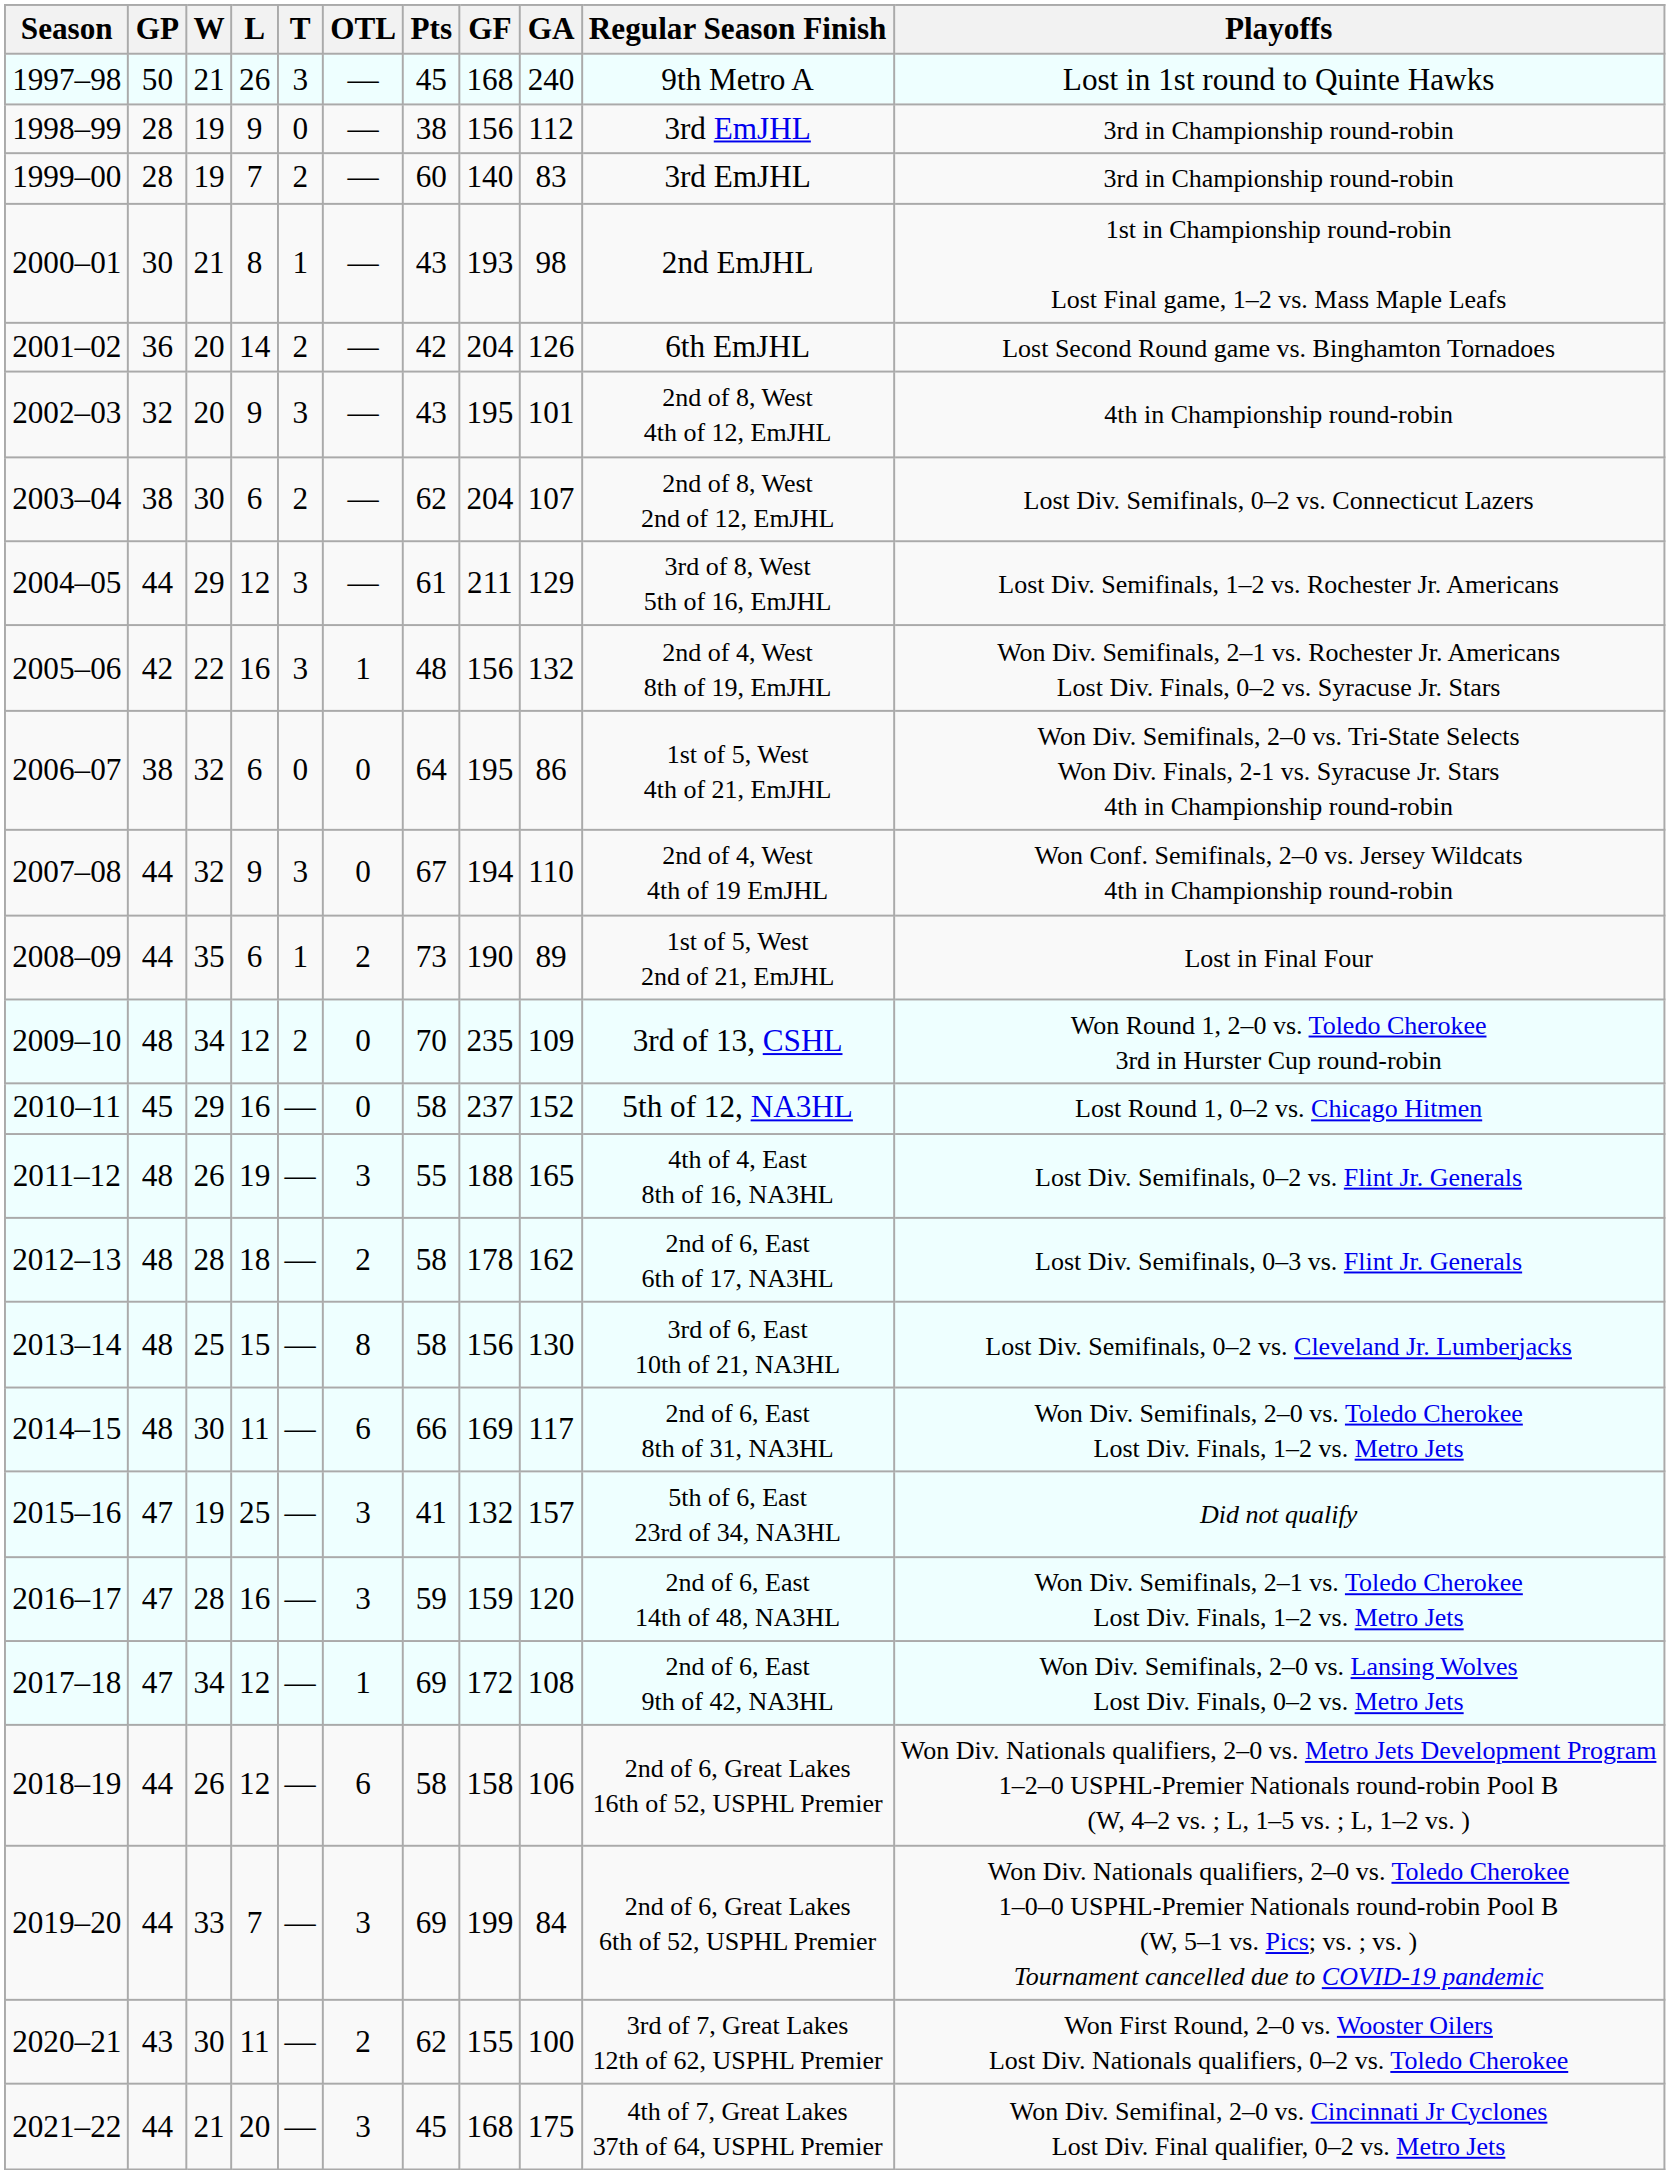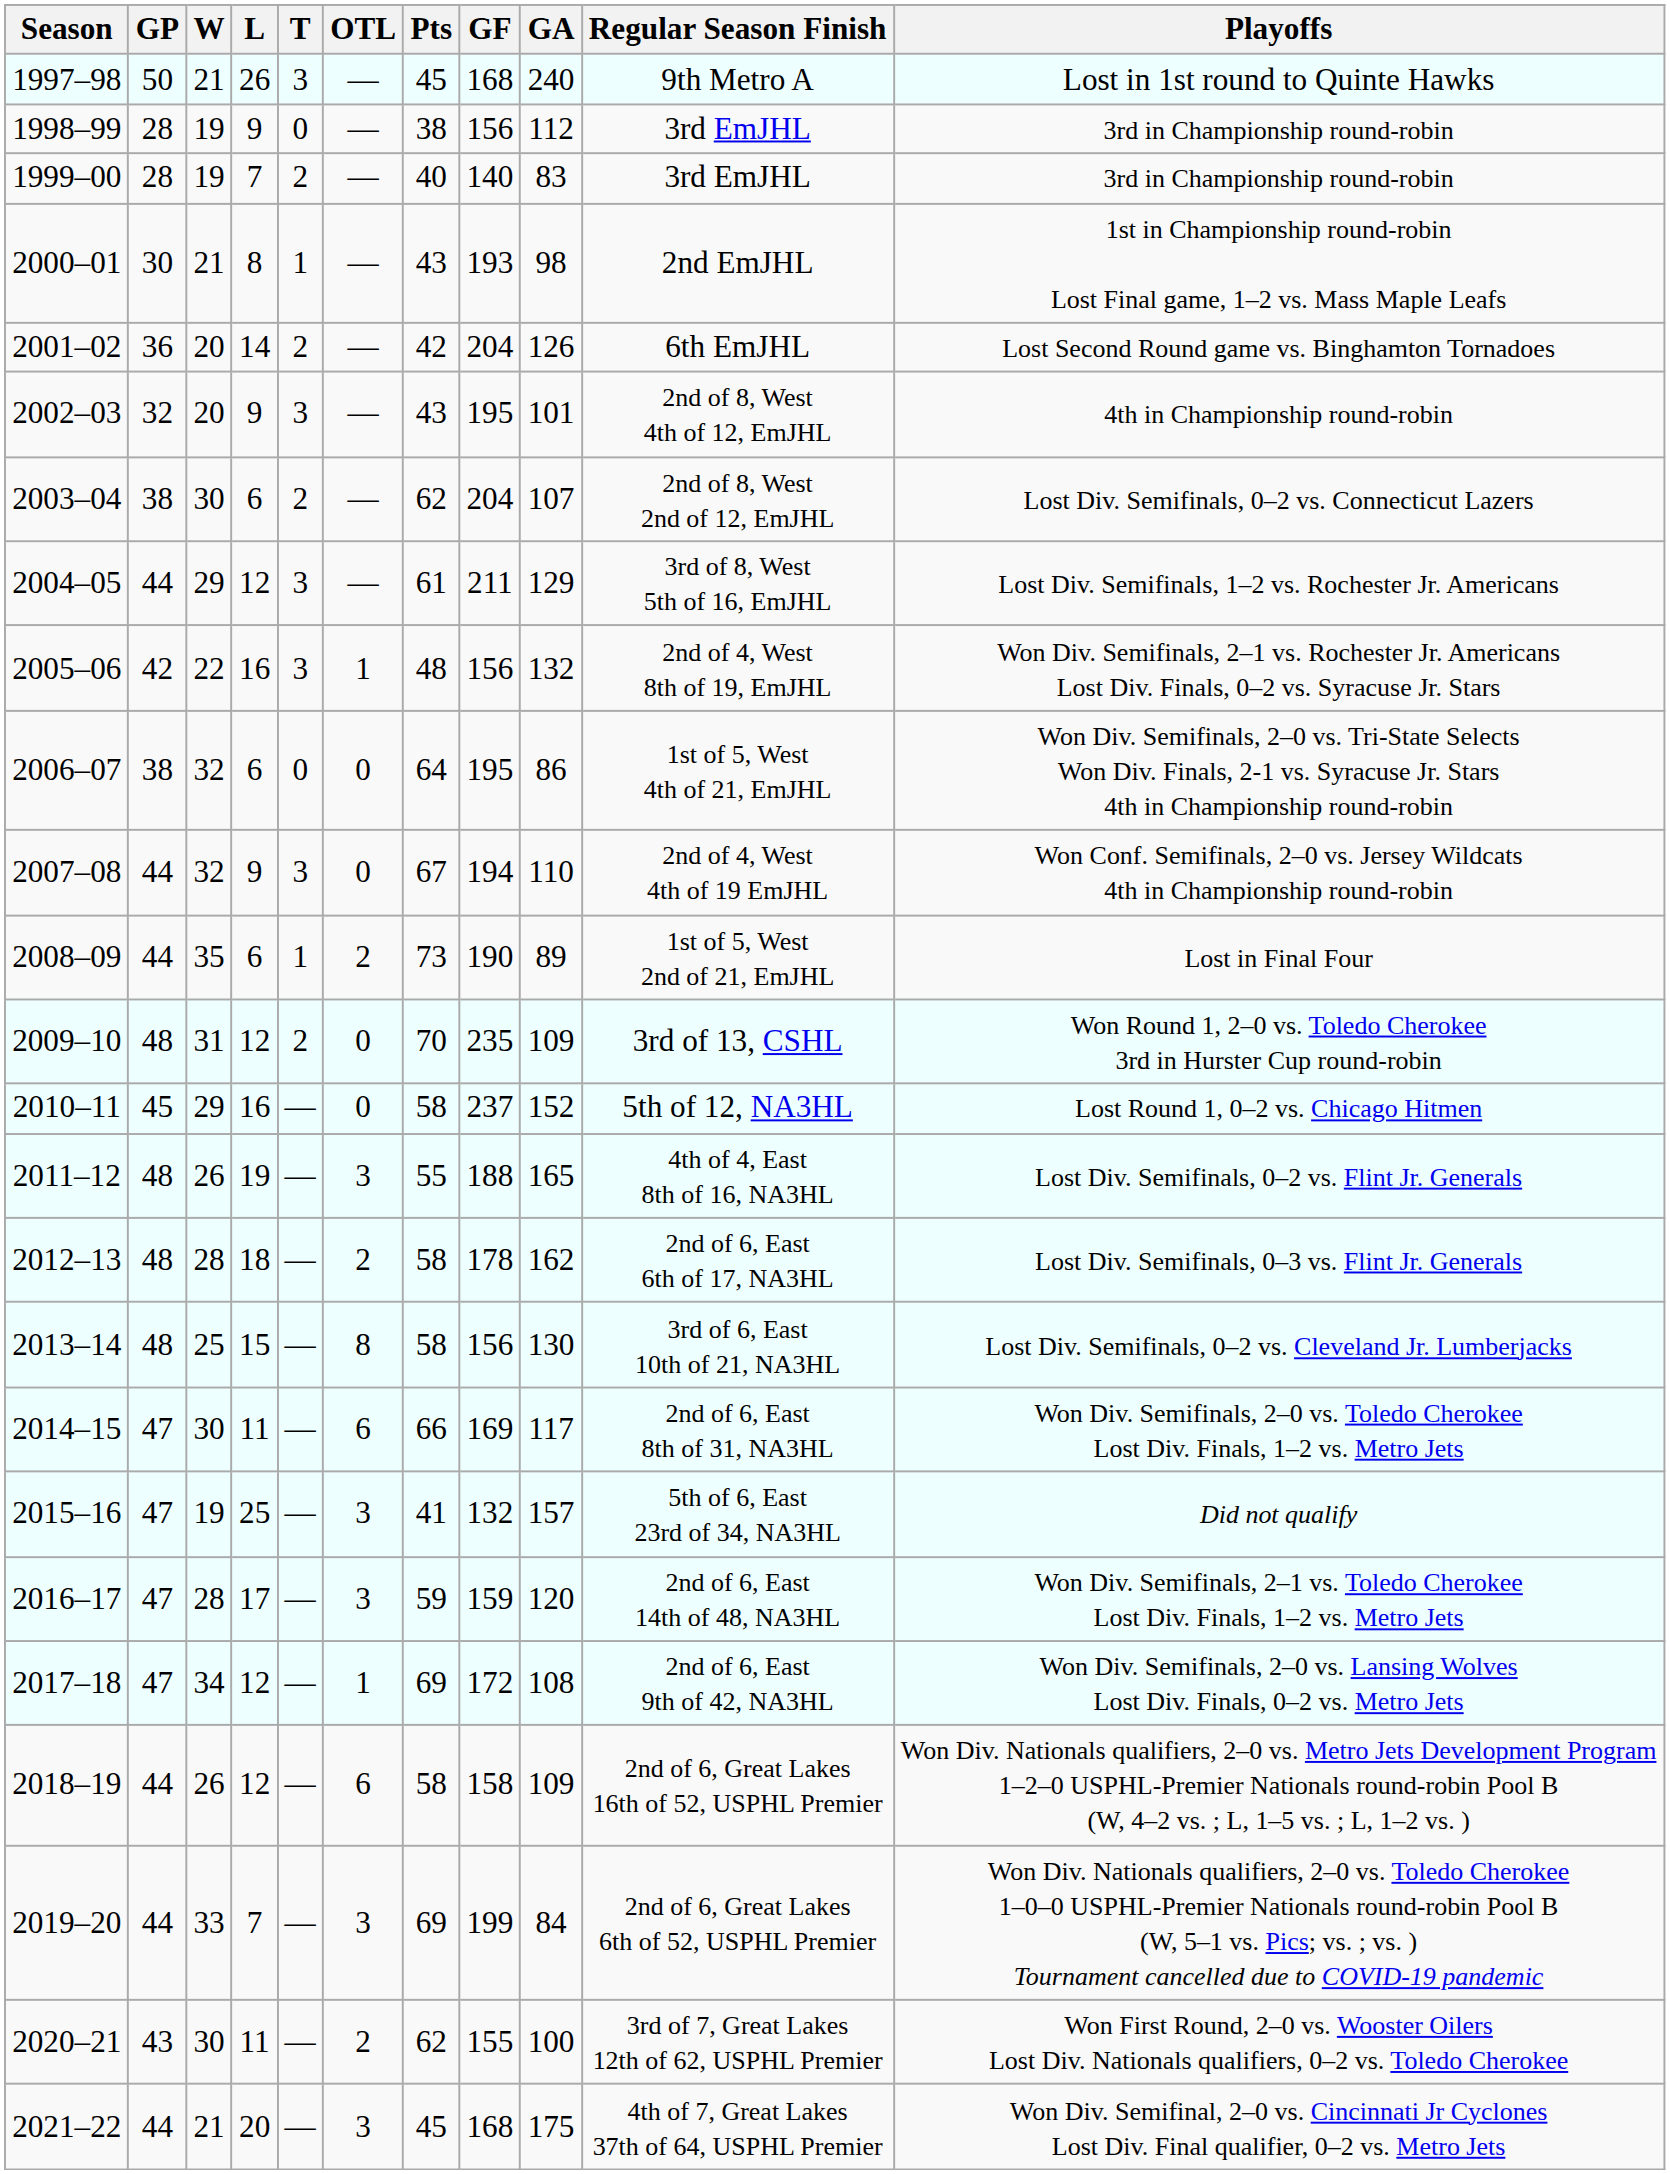(431, 177) 60 -> (431, 177) 40
(209, 1041) 34 -> (209, 1041) 31
(157, 1428) 48 -> (157, 1428) 47
(255, 1598) 16 -> (255, 1598) 17
(551, 1784) 106 -> (551, 1784) 109
